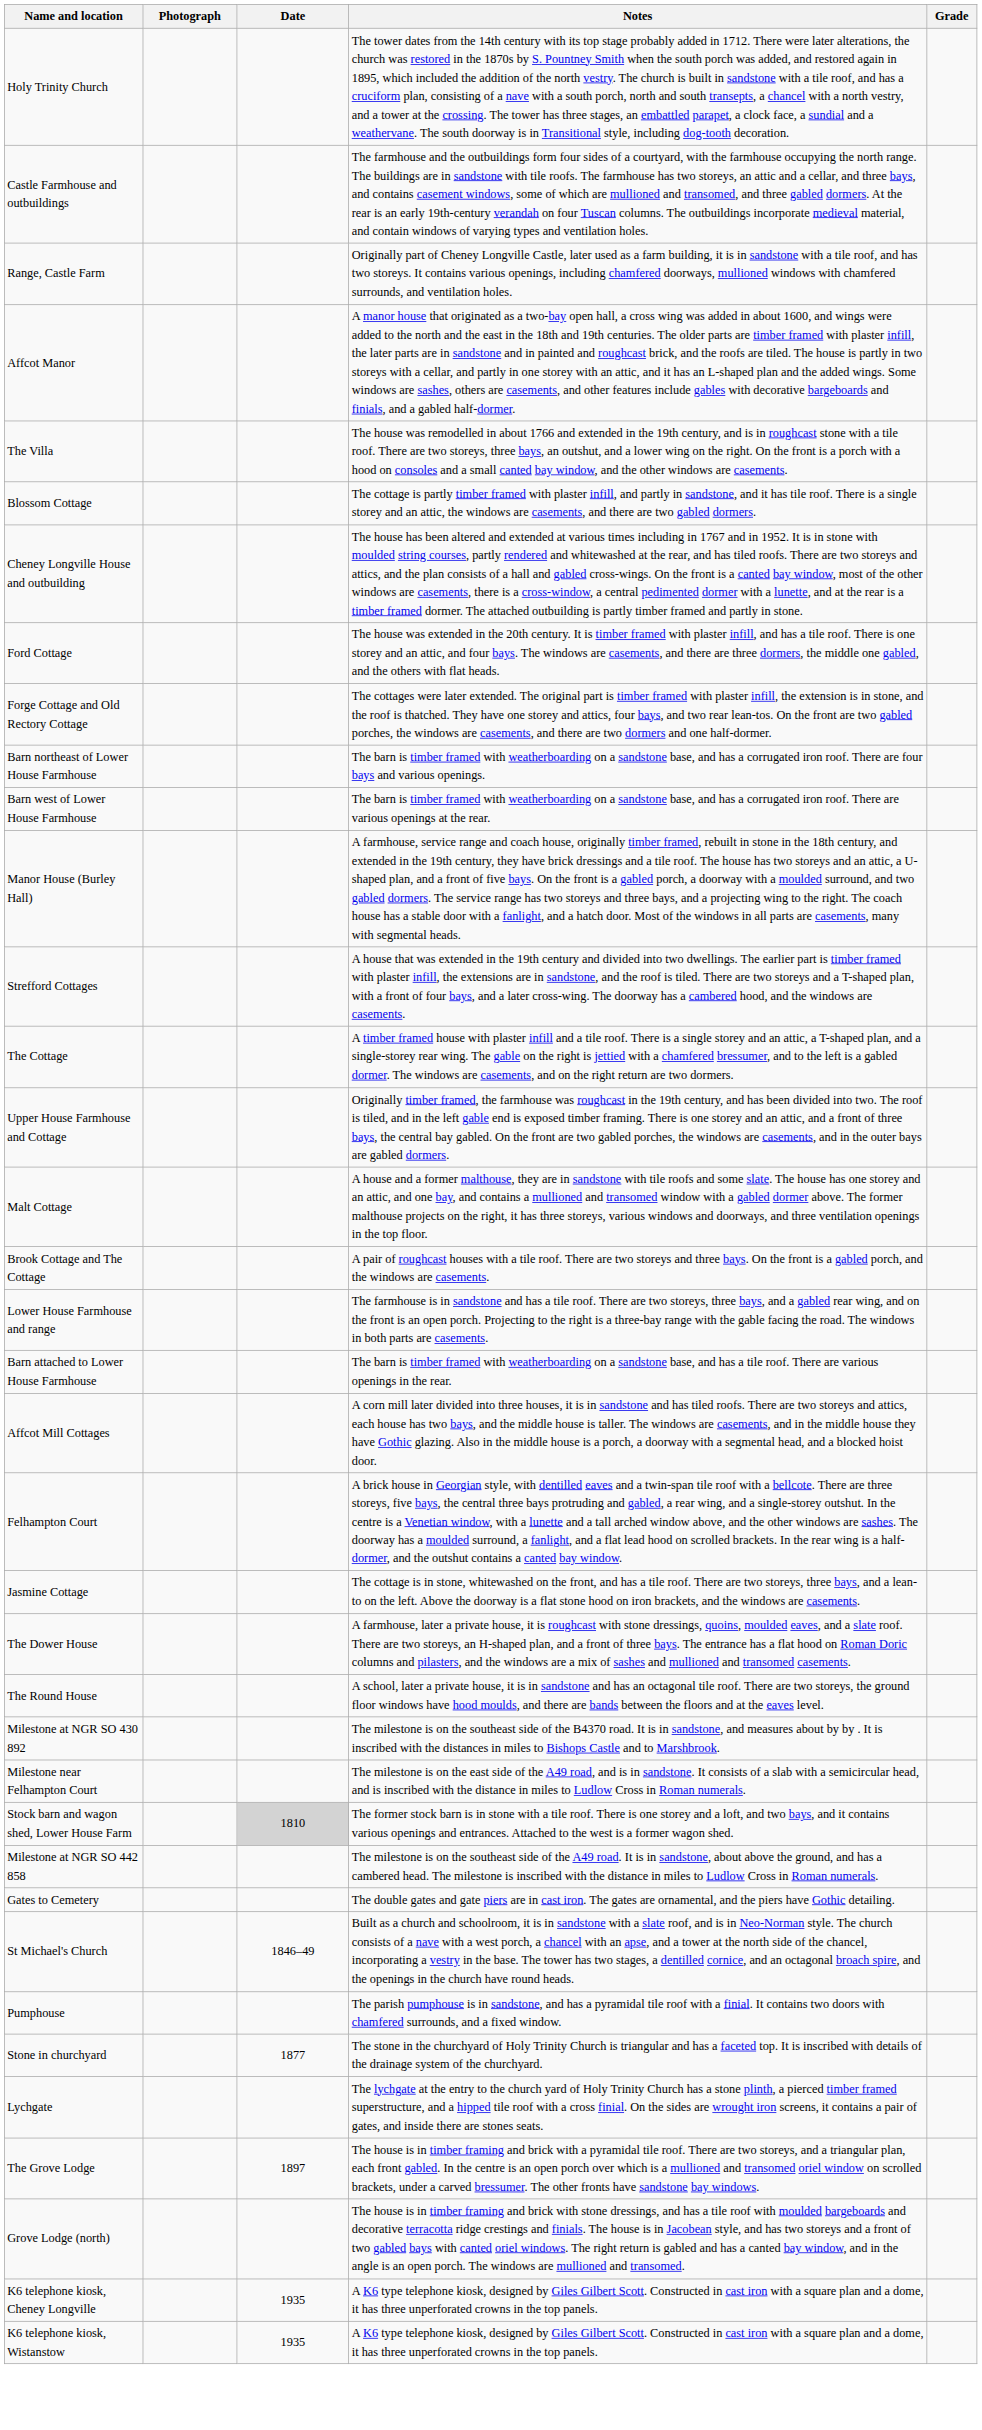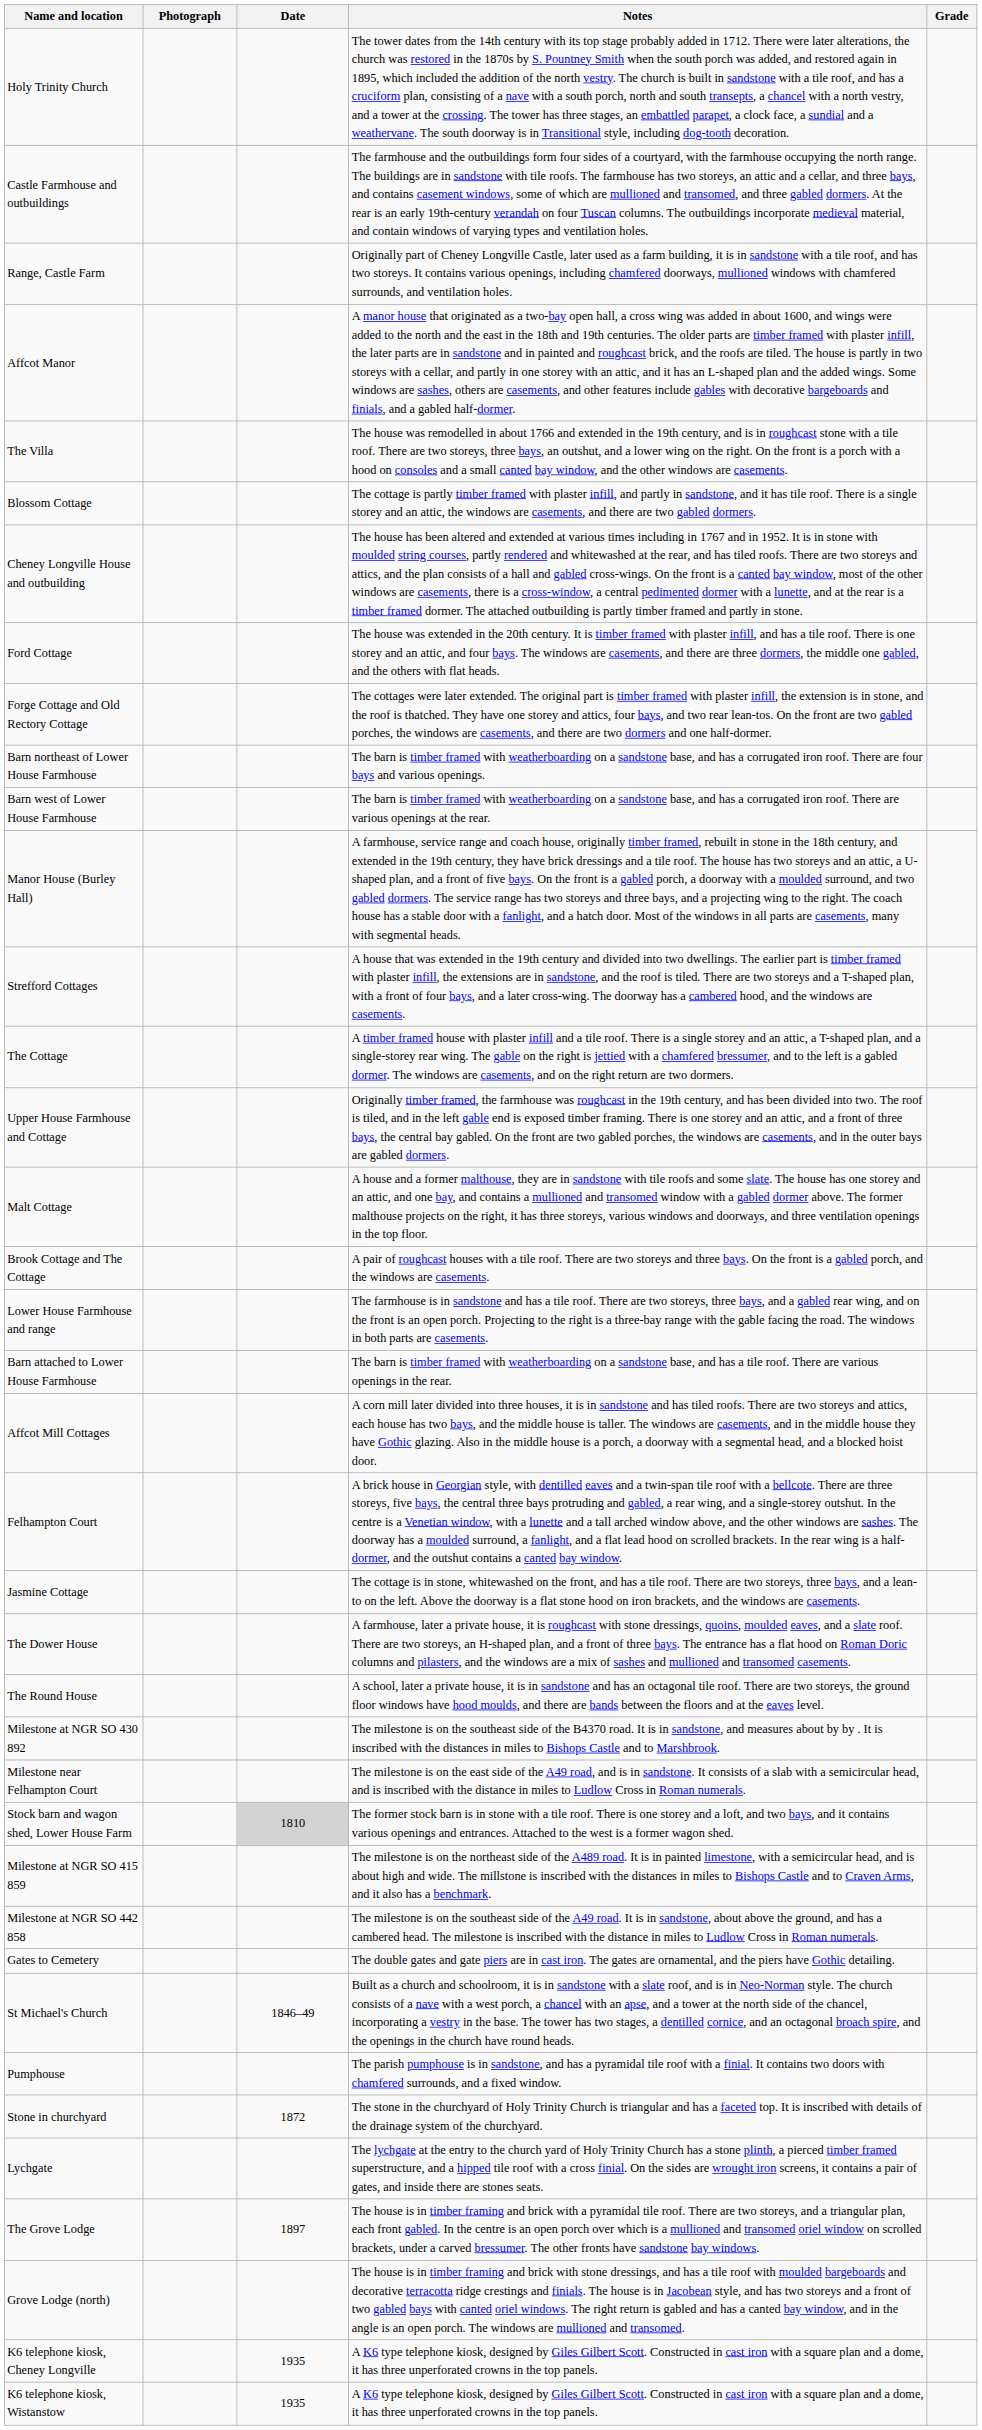+ row: (73, 1875)
(293, 2055) 1877 -> (293, 2116) 1872
